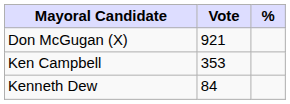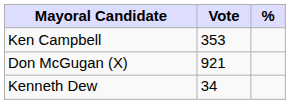rows swapped: (68, 39) <-> (55, 63)
(209, 87) 84 -> (209, 87) 34
